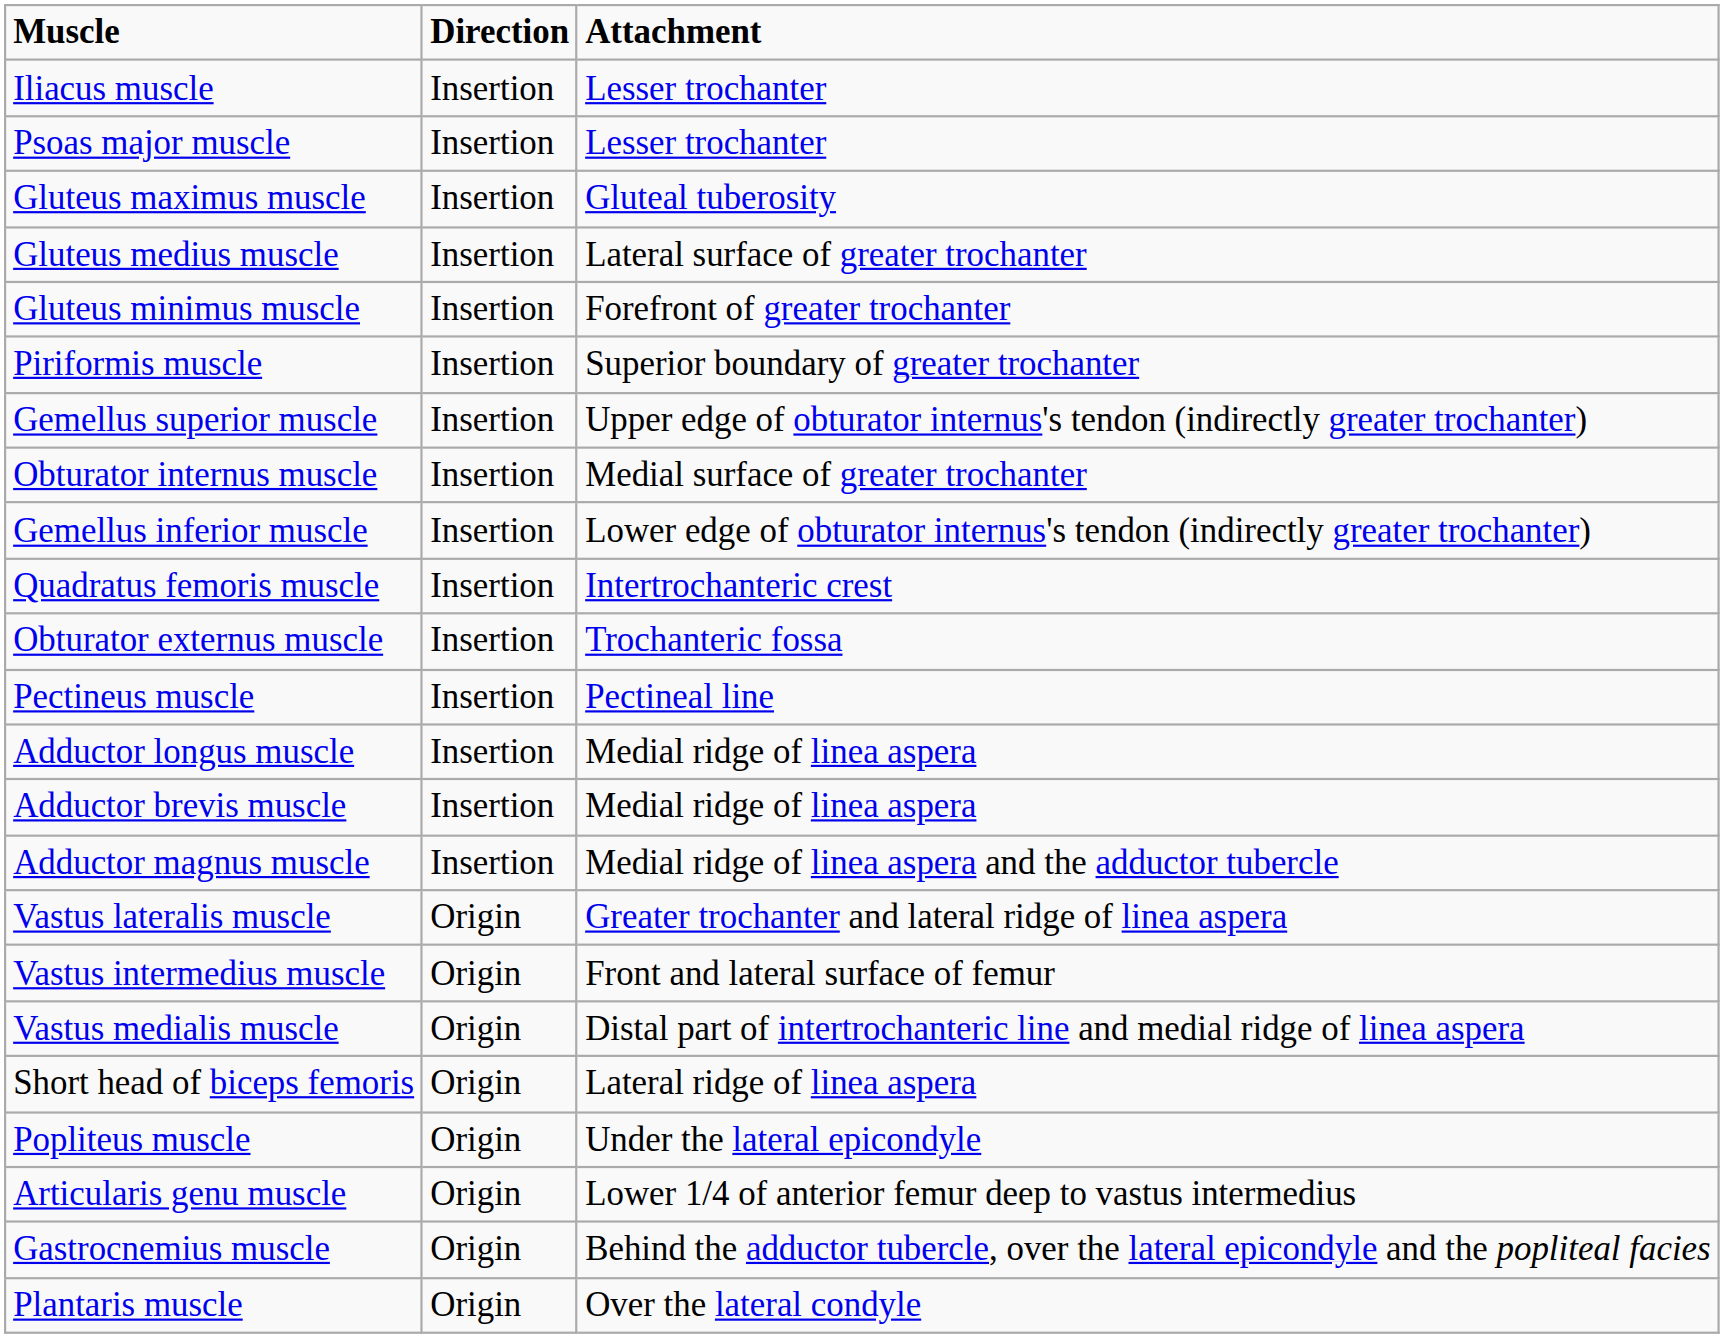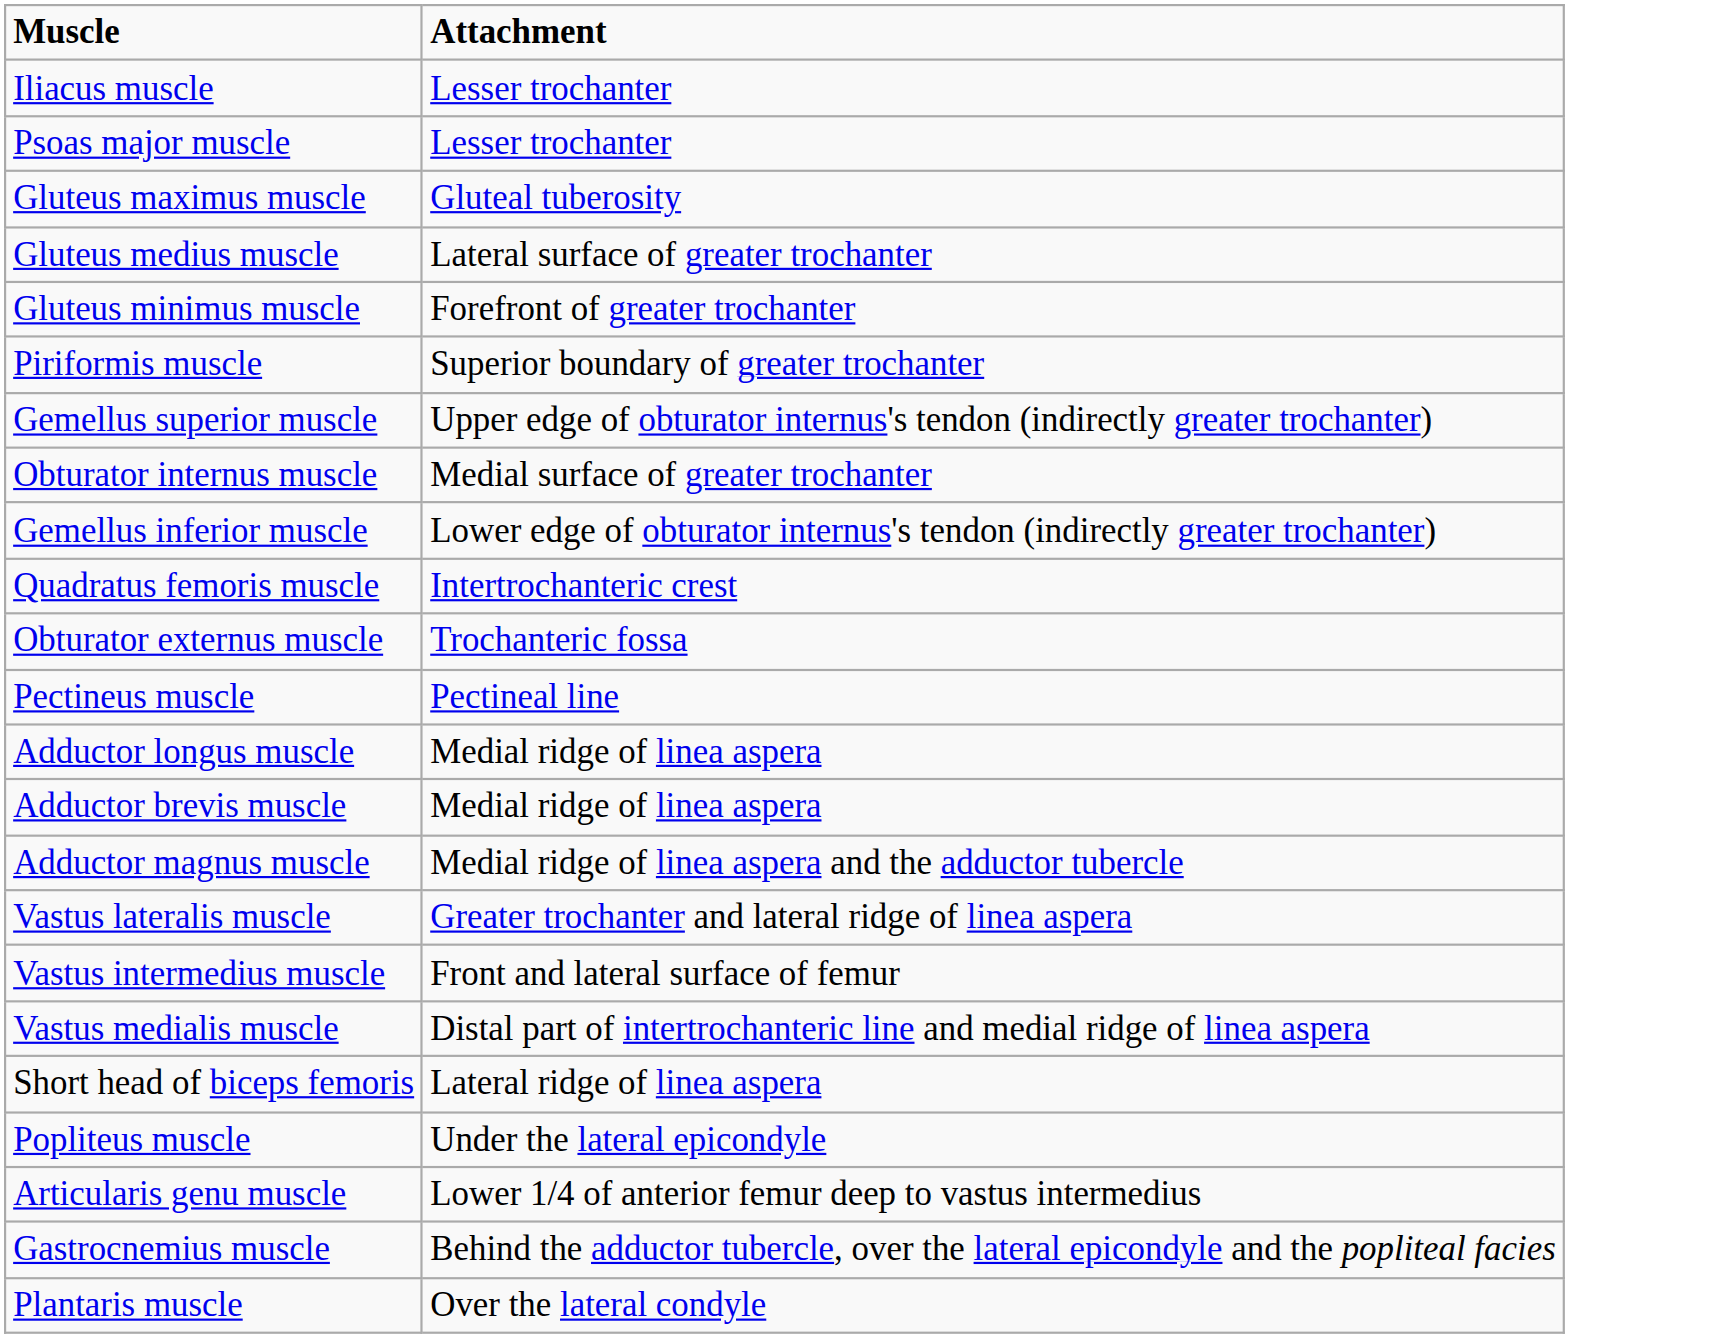- column: (500, 32)
